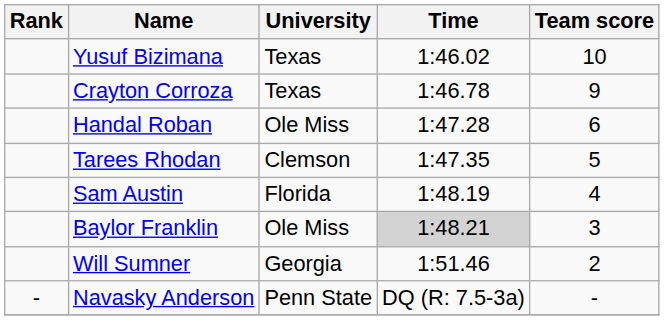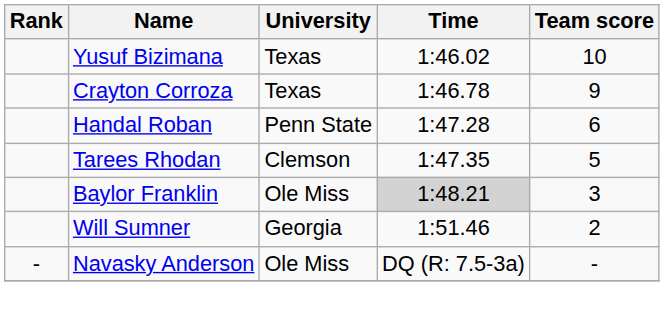(307, 125) Ole Miss -> (318, 125) Penn State
- row: (128, 194)
(318, 297) Penn State -> (307, 263) Ole Miss
